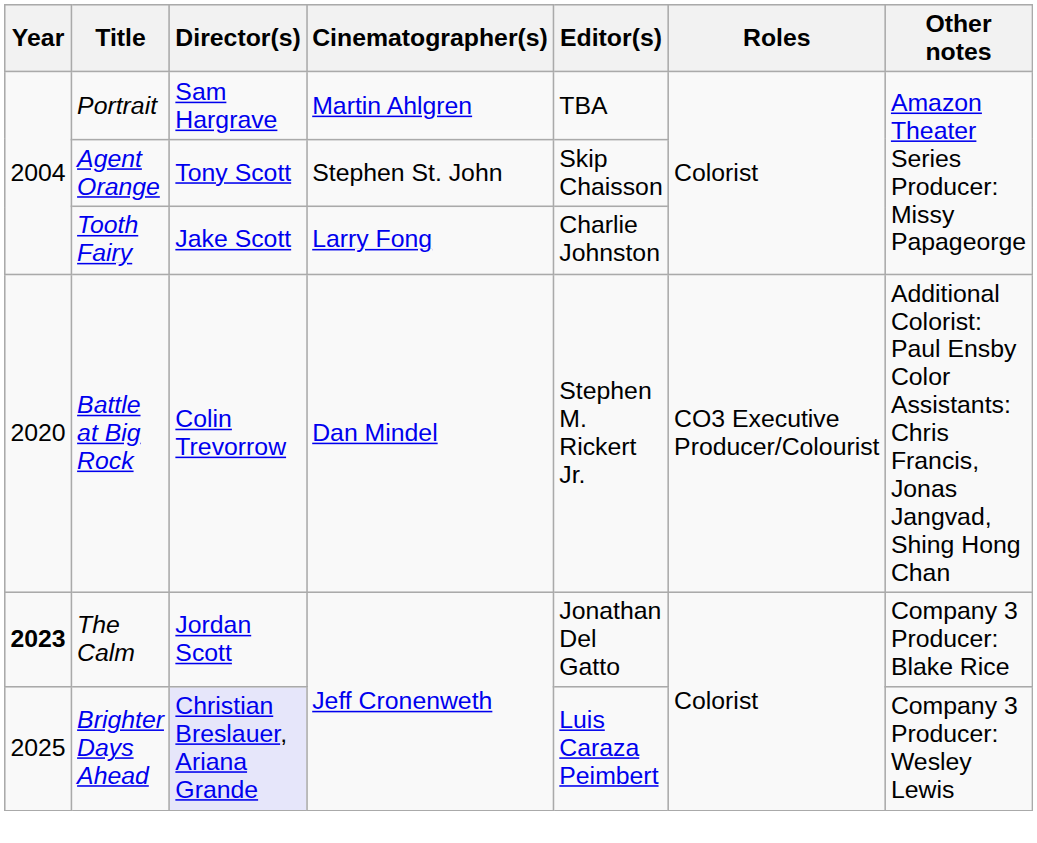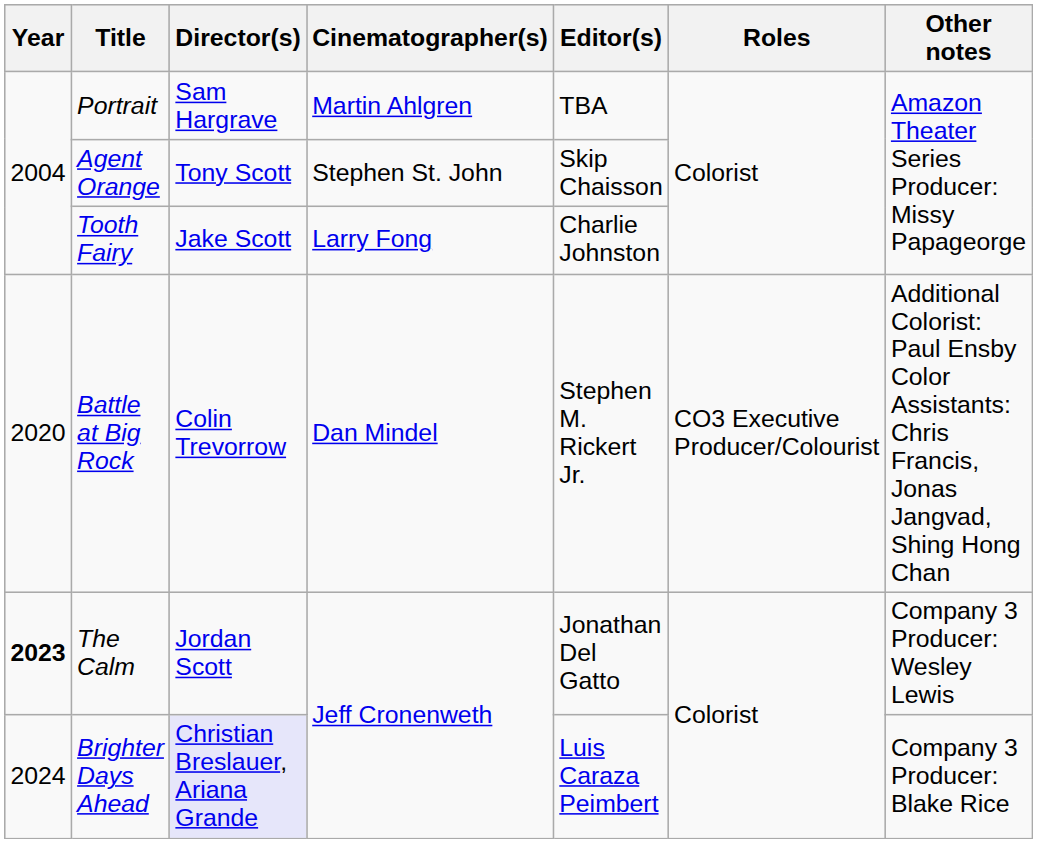(954, 639) Company 3 Producer: Blake Rice -> (954, 653) Company 3 Producer: Wesley Lewis
(38, 748) 2025 -> (38, 776) 2024
(954, 748) Company 3 Producer: Wesley Lewis -> (954, 776) Company 3 Producer: Blake Rice
